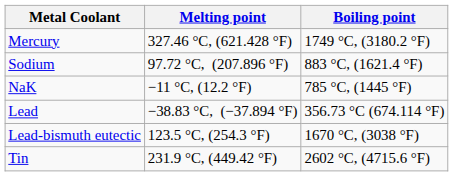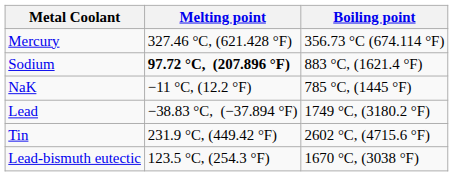(367, 40) 1749 °C, (3180.2 °F) -> (374, 40) 356.73 °C (674.114 °F)
(218, 64) normal -> (219, 64) bold
(374, 111) 356.73 °C (674.114 °F) -> (367, 111) 1749 °C, (3180.2 °F)
rows swapped: (75, 135) <-> (18, 158)
